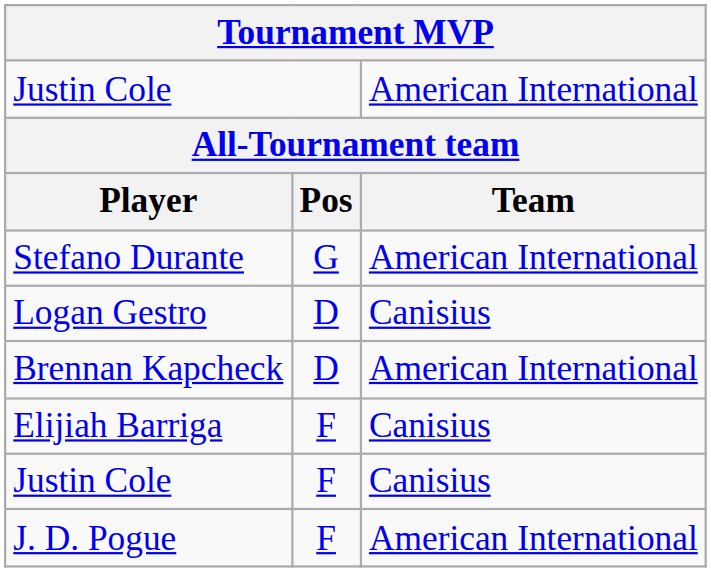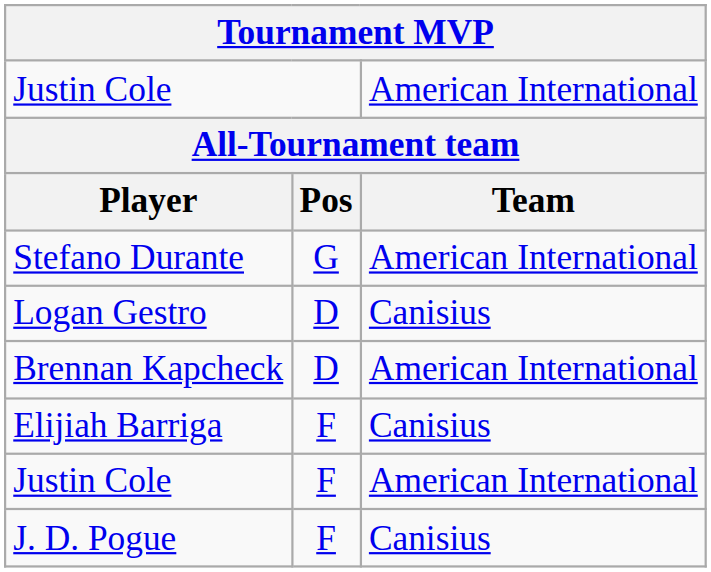(430, 481) Canisius -> (533, 481) American International
(533, 537) American International -> (430, 537) Canisius
